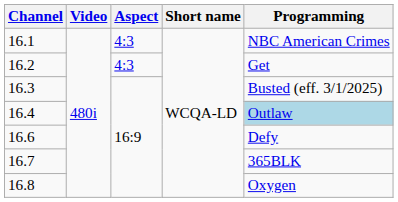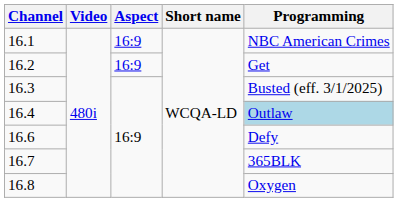(124, 40) 4:3 -> (128, 40) 16:9
(124, 64) 4:3 -> (128, 64) 16:9
